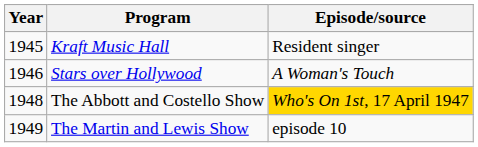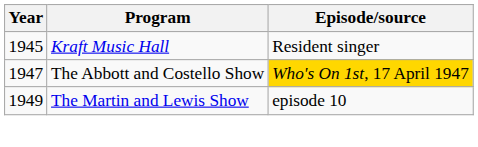- row: (126, 73)
(26, 100) 1948 -> (26, 73) 1947
